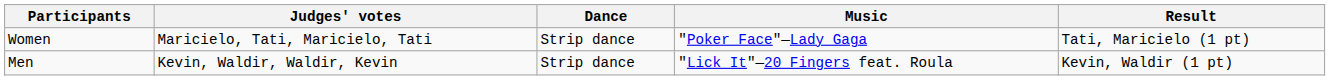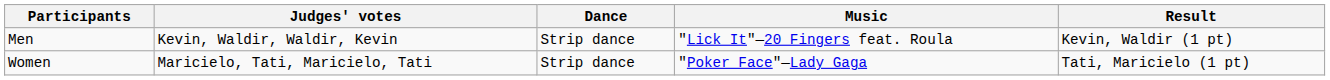rows swapped: (29, 40) <-> (21, 63)
